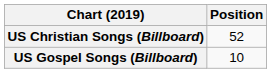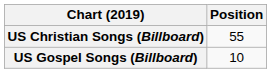(237, 36) 52 -> (237, 36) 55
